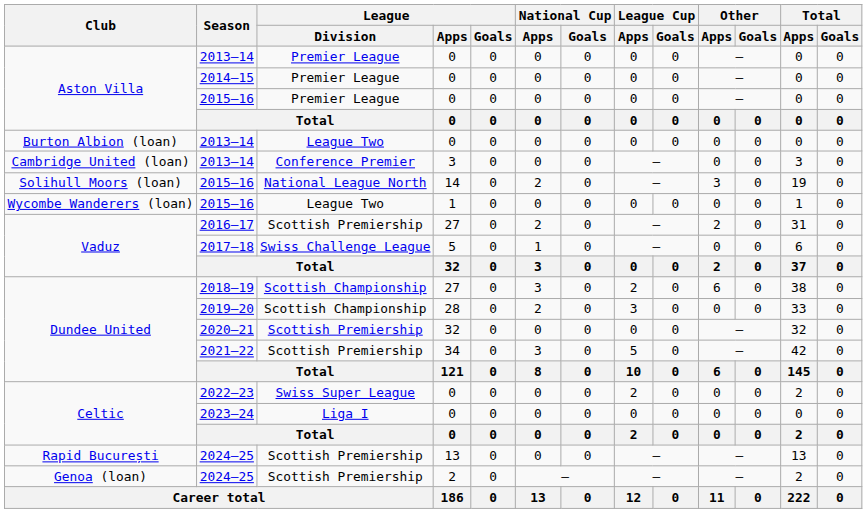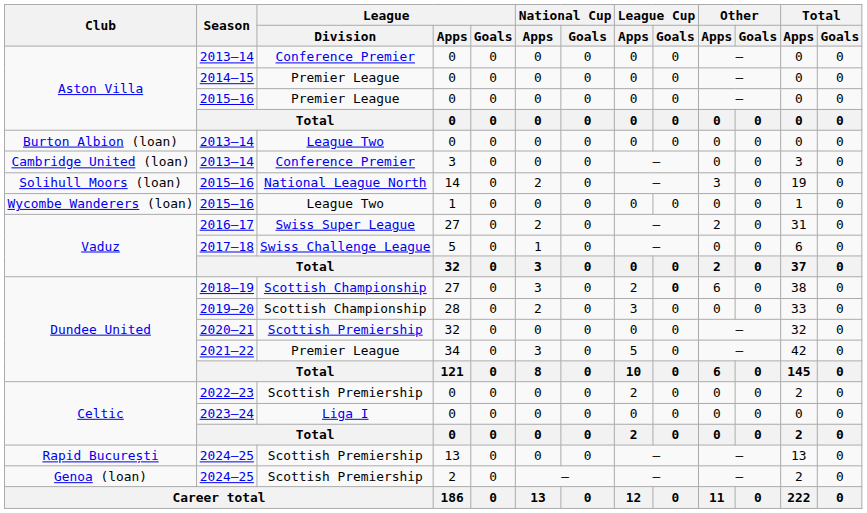(345, 57) Premier League -> (345, 57) Conference Premier
(345, 225) Scottish Premiership -> (345, 225) Swiss Super League
(675, 288) normal -> (675, 288) bold
(345, 351) Scottish Premiership -> (345, 351) Premier League
(345, 393) Swiss Super League -> (345, 393) Scottish Premiership
